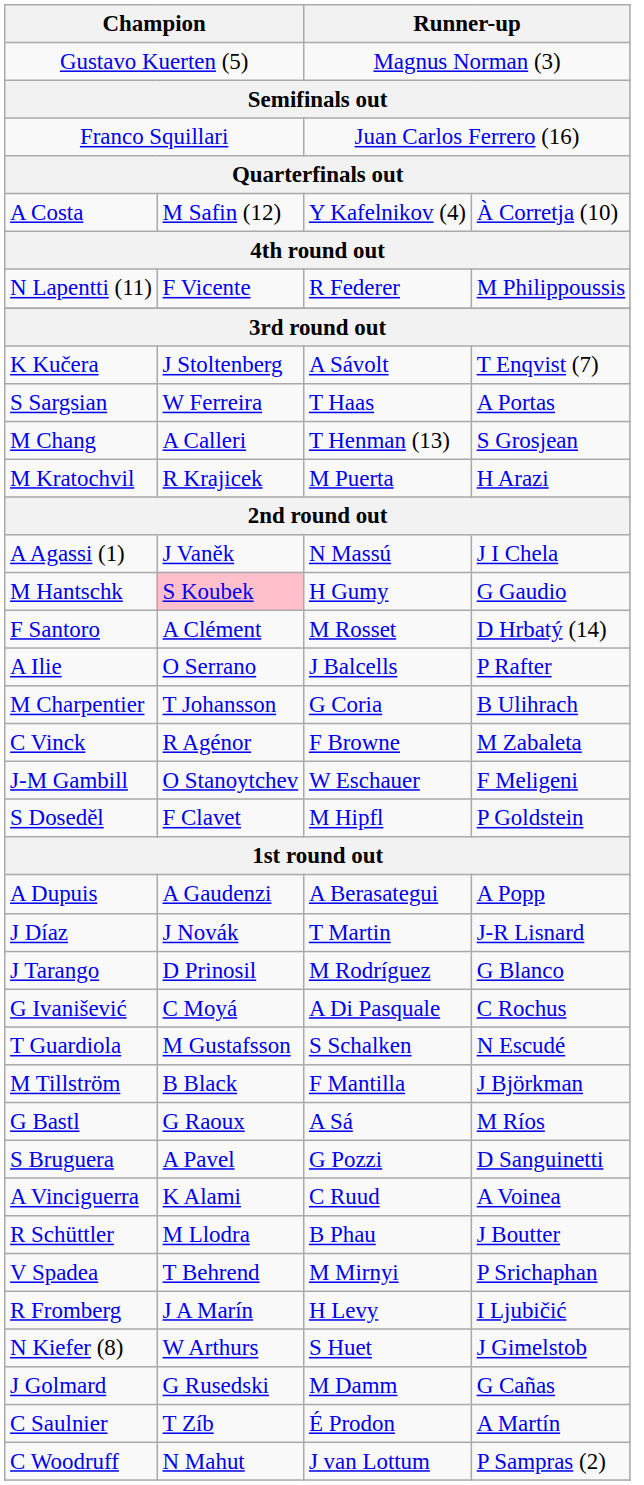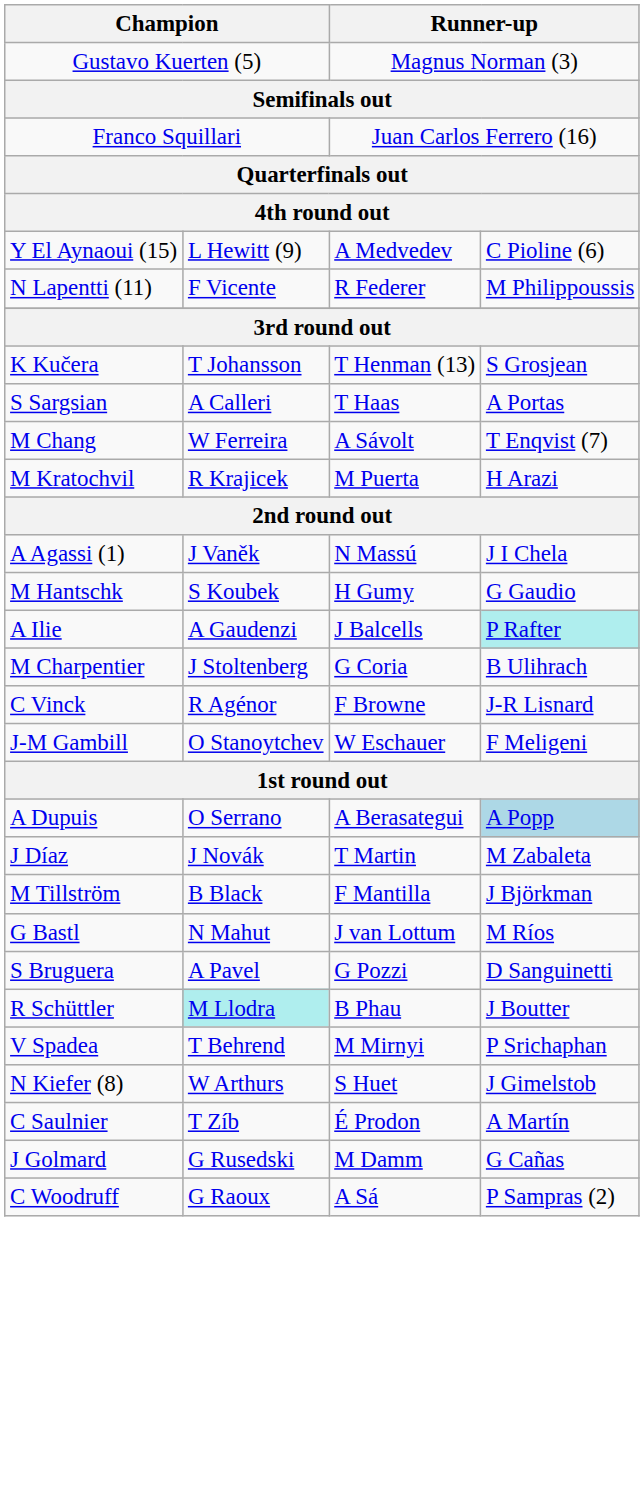- row: (47, 212)
+ row: (94, 250)
(223, 364) J Stoltenberg -> (245, 364) T Johansson
(349, 364) A Sávolt -> (405, 364) T Henman (13)
(538, 364) T Enqvist (7) -> (537, 364) S Grosjean
(212, 402) W Ferreira -> (230, 402) A Calleri
(204, 439) A Calleri -> (238, 439) W Ferreira
(379, 439) T Henman (13) -> (374, 439) A Sávolt
(527, 439) S Grosjean -> (547, 439) T Enqvist (7)
(208, 591) pink background -> (233, 591) no background
- row: (55, 629)
(209, 666) O Serrano -> (242, 629) A Gaudenzi
(514, 666) no background -> (523, 629) paleturquoise background
(219, 704) T Johansson -> (248, 666) J Stoltenberg
(529, 742) M Zabaleta -> (540, 704) J-R Lisnard
- row: (57, 818)
(217, 894) A Gaudenzi -> (235, 818) O Serrano
(511, 894) no background -> (520, 818) lightblue background
(531, 931) J-R Lisnard -> (538, 856) M Zabaleta
- row: (55, 969)
- row: (68, 1007)
- row: (66, 1045)
(204, 1121) G Raoux -> (229, 931) N Mahut
(331, 1121) A Sá -> (395, 931) J van Lottum
- row: (74, 1196)
(206, 1234) no background -> (232, 1007) paleturquoise background
- row: (66, 1310)
rows swapped: (59, 1423) <-> (58, 1386)
(204, 1461) N Mahut -> (229, 1196) G Raoux
(369, 1461) J van Lottum -> (356, 1196) A Sá
